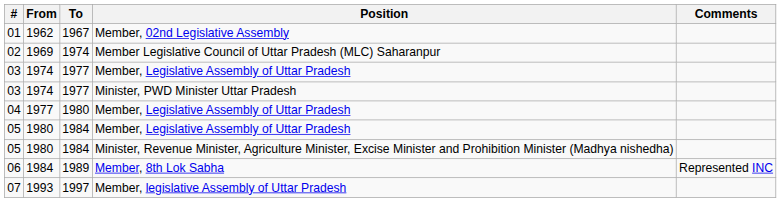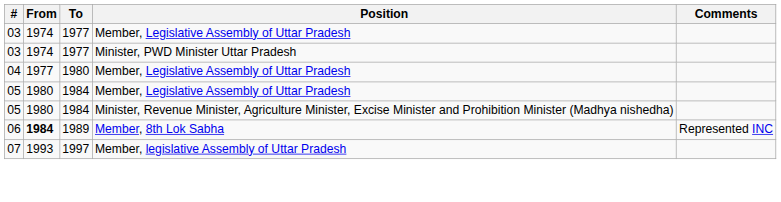- row: (14, 33)
- row: (14, 52)
(40, 168) normal -> (40, 129) bold
